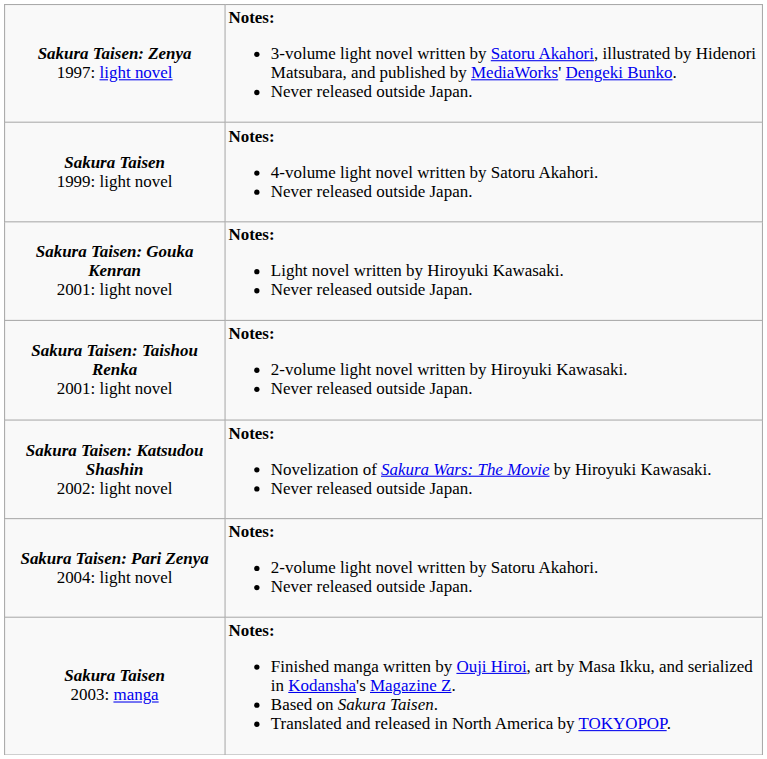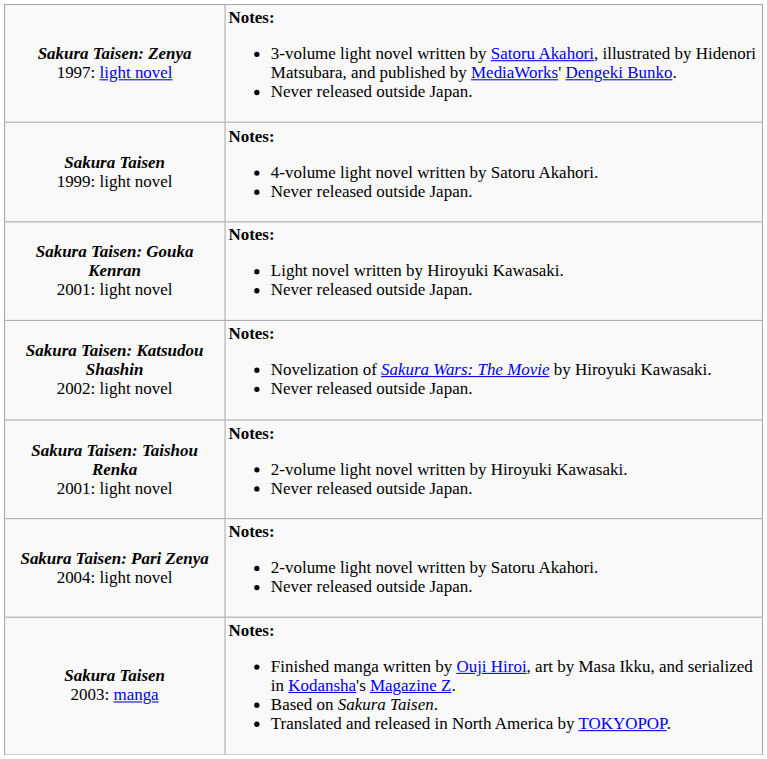rows swapped: (115, 370) <-> (115, 468)
